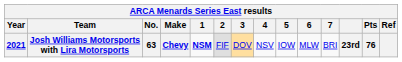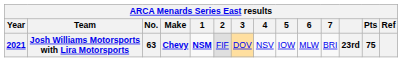(371, 45) 76 -> (371, 45) 75
